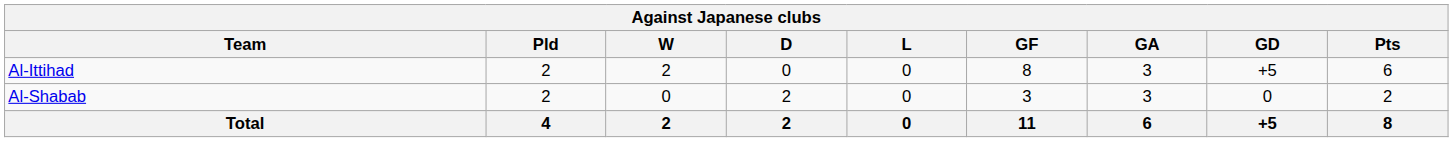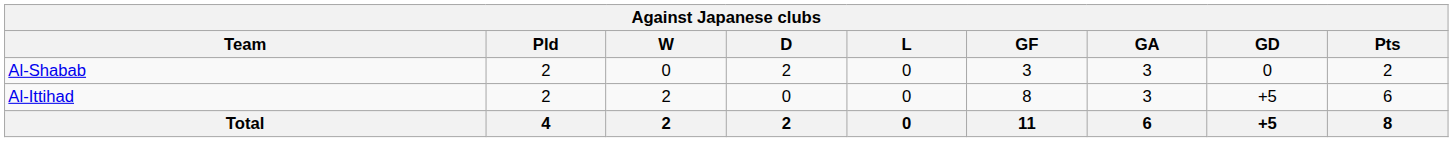rows swapped: (41, 70) <-> (47, 96)
